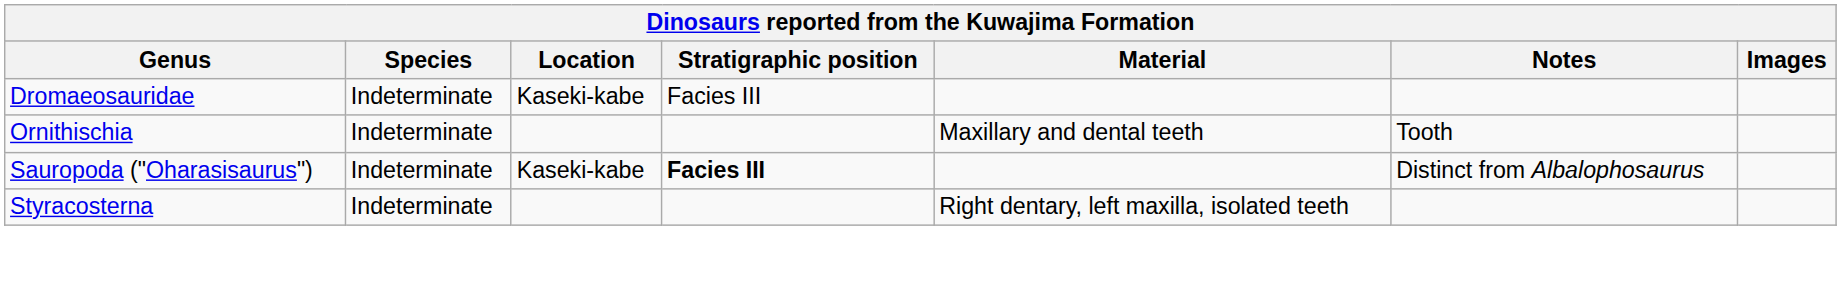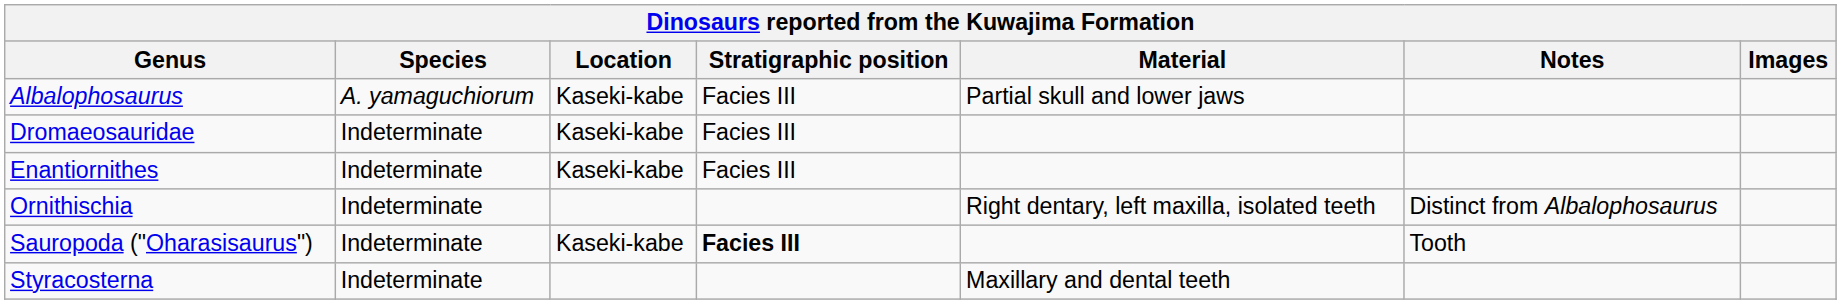+ row: (96, 96)
+ row: (84, 170)
(1071, 133) Maxillary and dental teeth -> (1171, 206) Right dentary, left maxilla, isolated teeth
(1425, 133) Tooth -> (1564, 206) Distinct from Albalophosaurus
(1550, 170) Distinct from Albalophosaurus -> (1438, 243) Tooth
(1144, 206) Right dentary, left maxilla, isolated teeth -> (1098, 280) Maxillary and dental teeth
